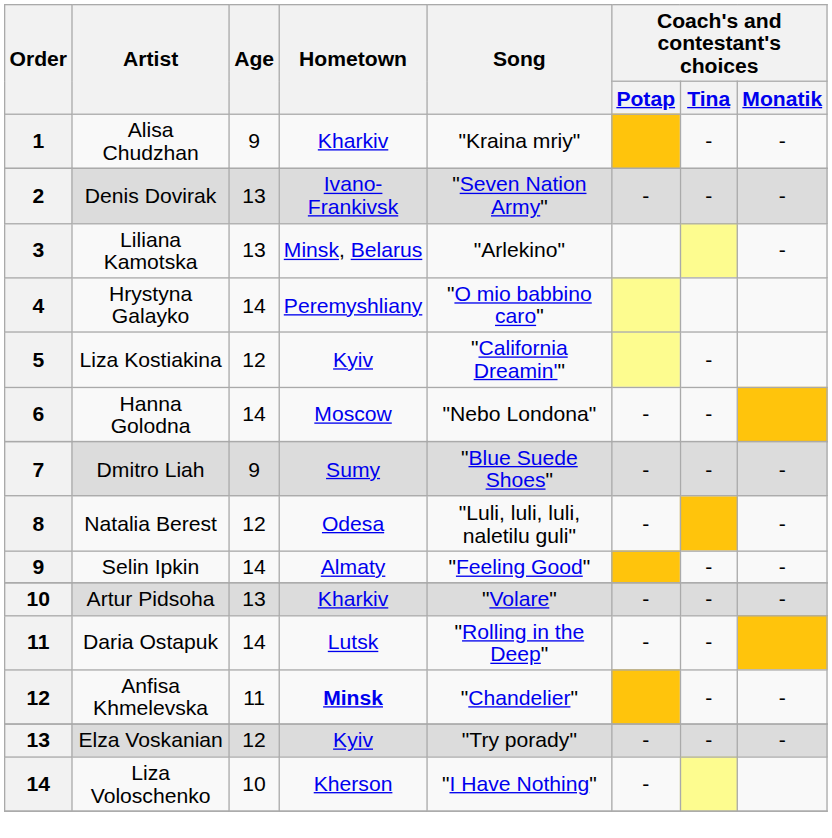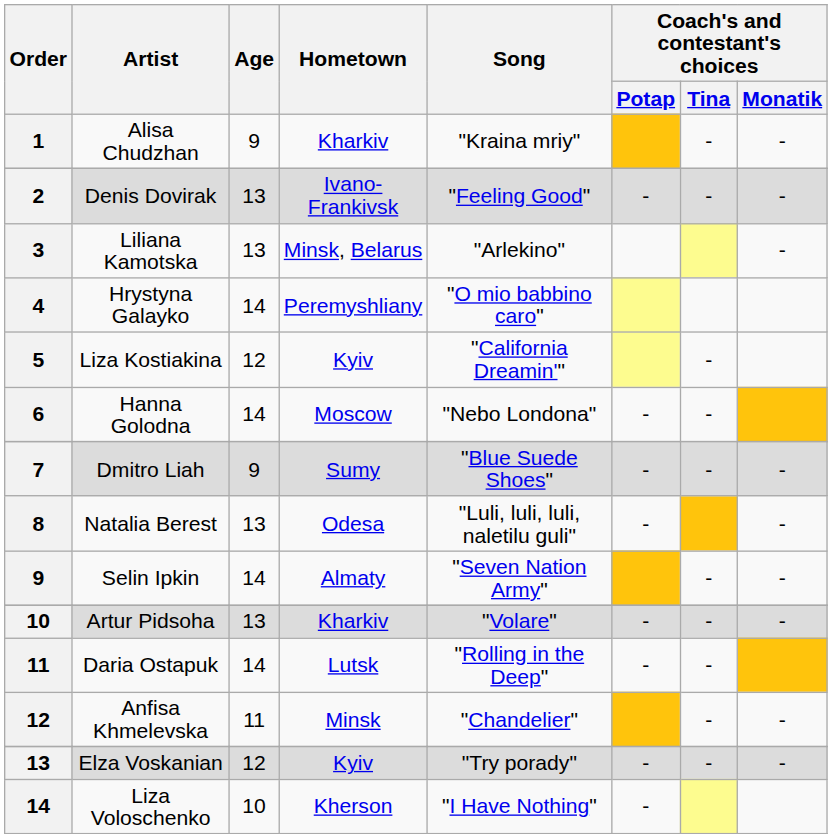(519, 196) "Seven Nation Army" -> (519, 196) "Feeling Good"
(254, 524) 12 -> (254, 524) 13
(519, 567) "Feeling Good" -> (519, 578) "Seven Nation Army"
(353, 697) bold -> (353, 720) normal
